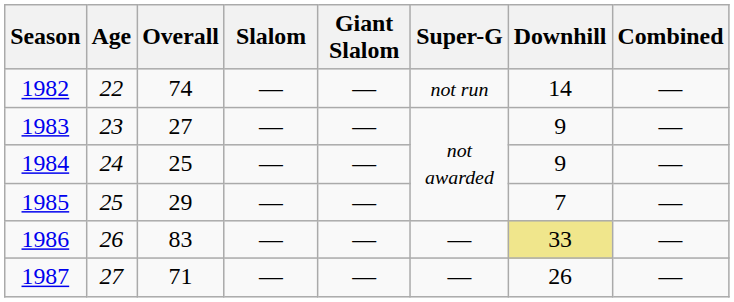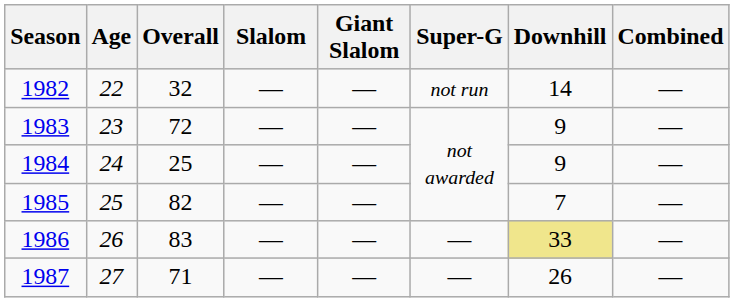(181, 88) 74 -> (181, 88) 32
(181, 125) 27 -> (181, 125) 72
(181, 201) 29 -> (181, 201) 82
